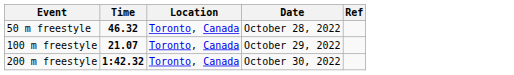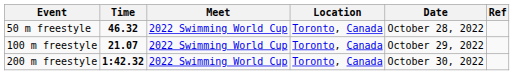+ column: (218, 13)
